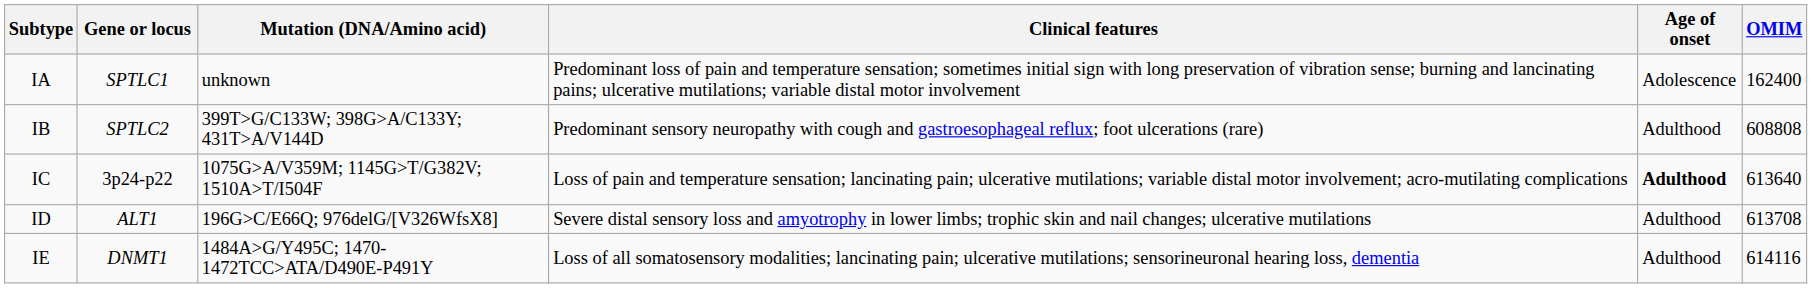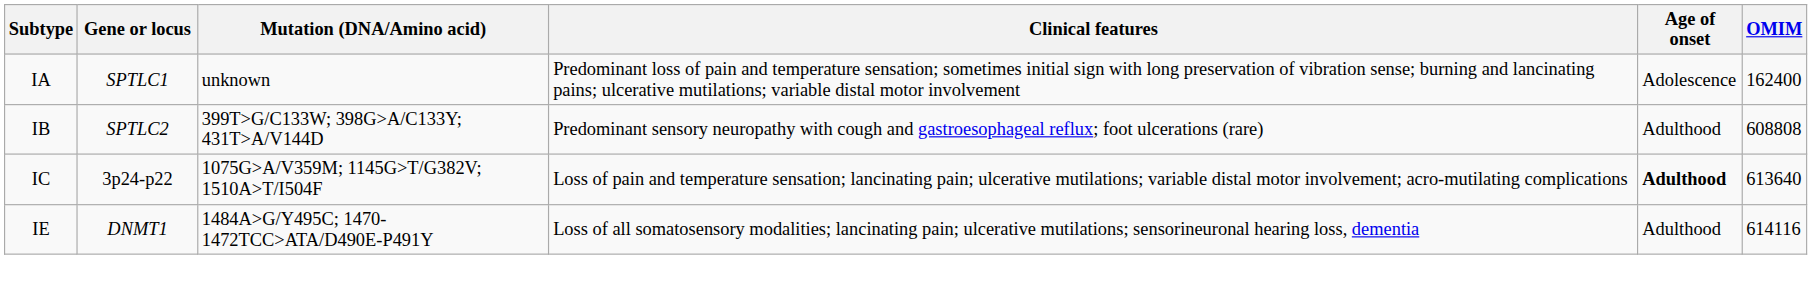- row: (41, 218)
